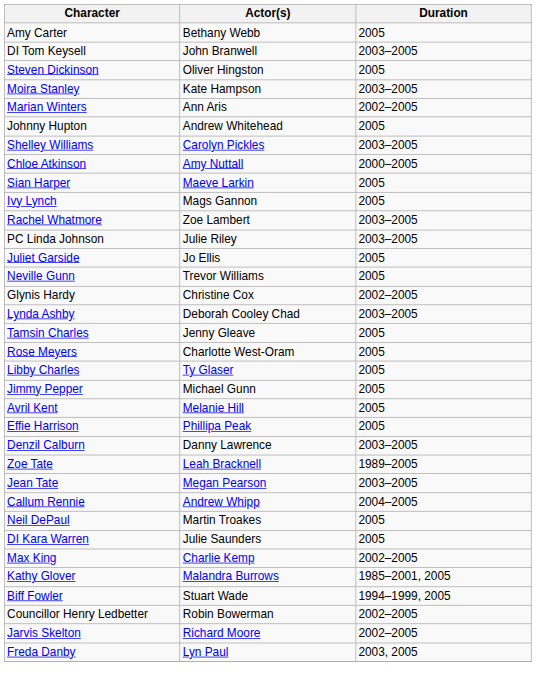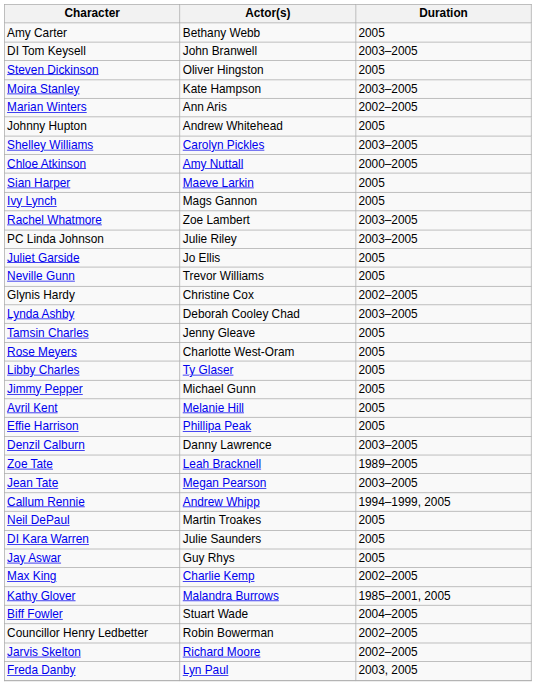(388, 502) 2004–2005 -> (405, 502) 1994–1999, 2005
+ row: (34, 558)
(405, 595) 1994–1999, 2005 -> (388, 614) 2004–2005
